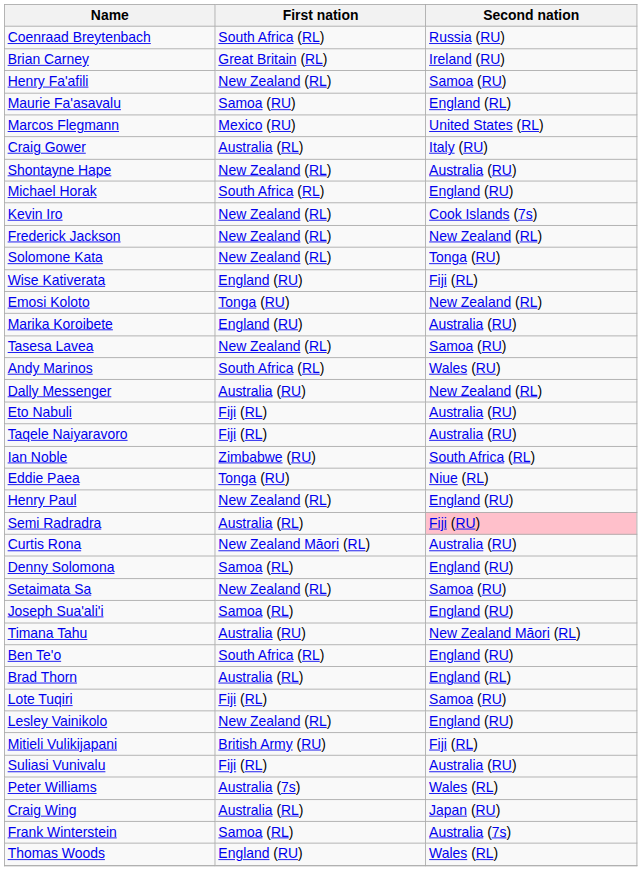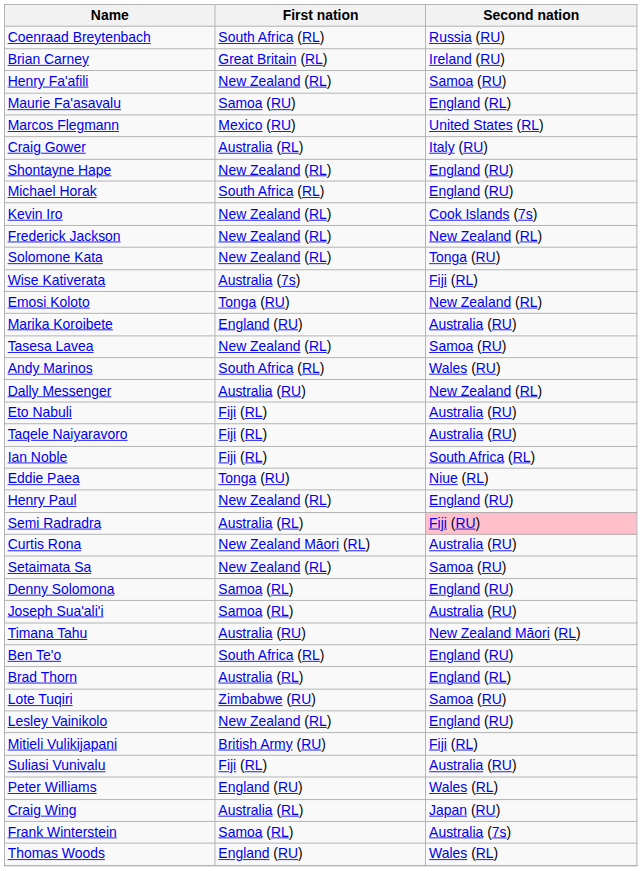(473, 170) Australia (RU) -> (471, 170) England (RU)
(261, 280) England (RU) -> (259, 280) Australia (7s)
(267, 457) Zimbabwe (RU) -> (243, 457) Fiji (RL)
rows swapped: (49, 589) <-> (61, 567)
(471, 611) England (RU) -> (473, 611) Australia (RU)
(243, 699) Fiji (RL) -> (267, 699) Zimbabwe (RU)
(259, 788) Australia (7s) -> (261, 788) England (RU)
